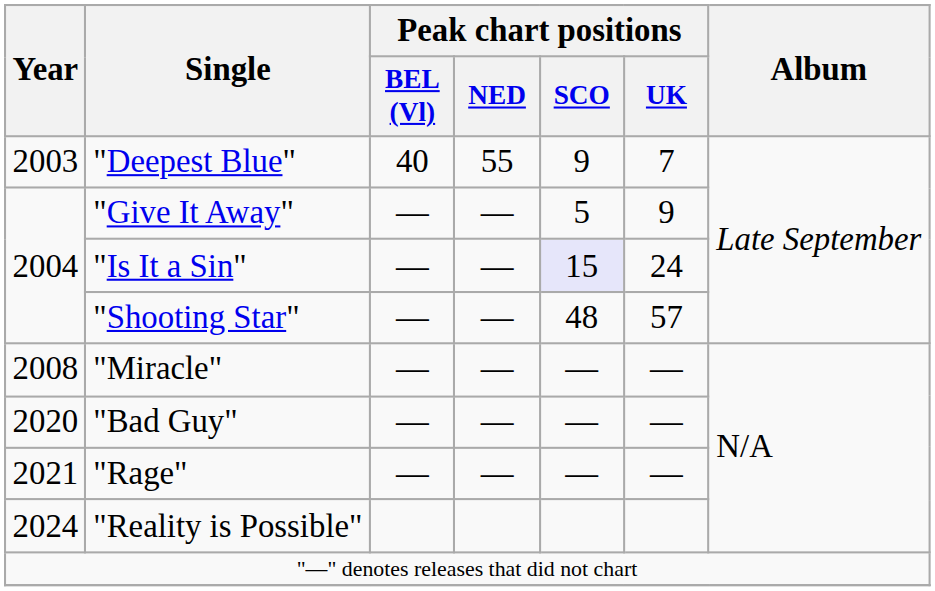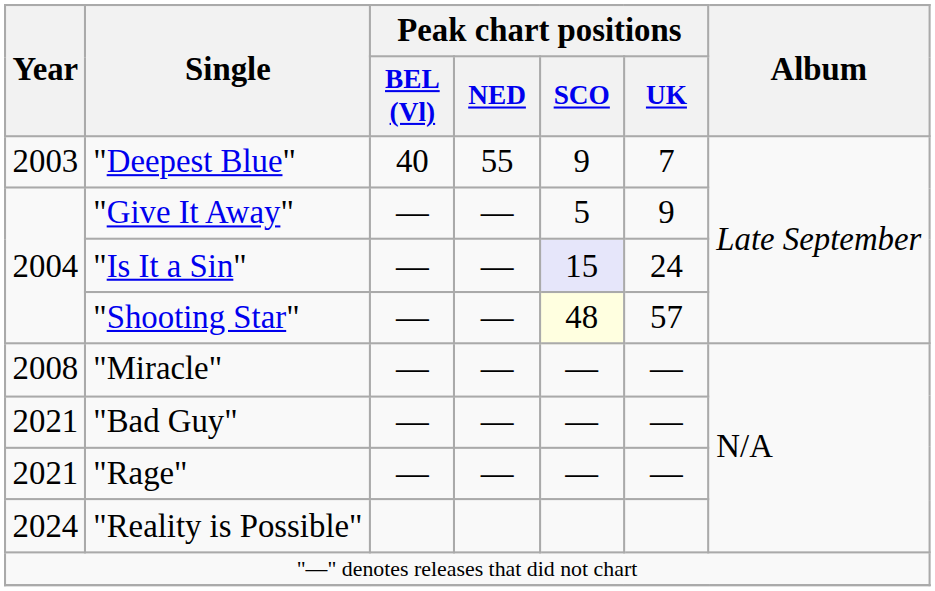(582, 317) no background -> (582, 317) lightyellow background
(45, 421) 2020 -> (45, 421) 2021
